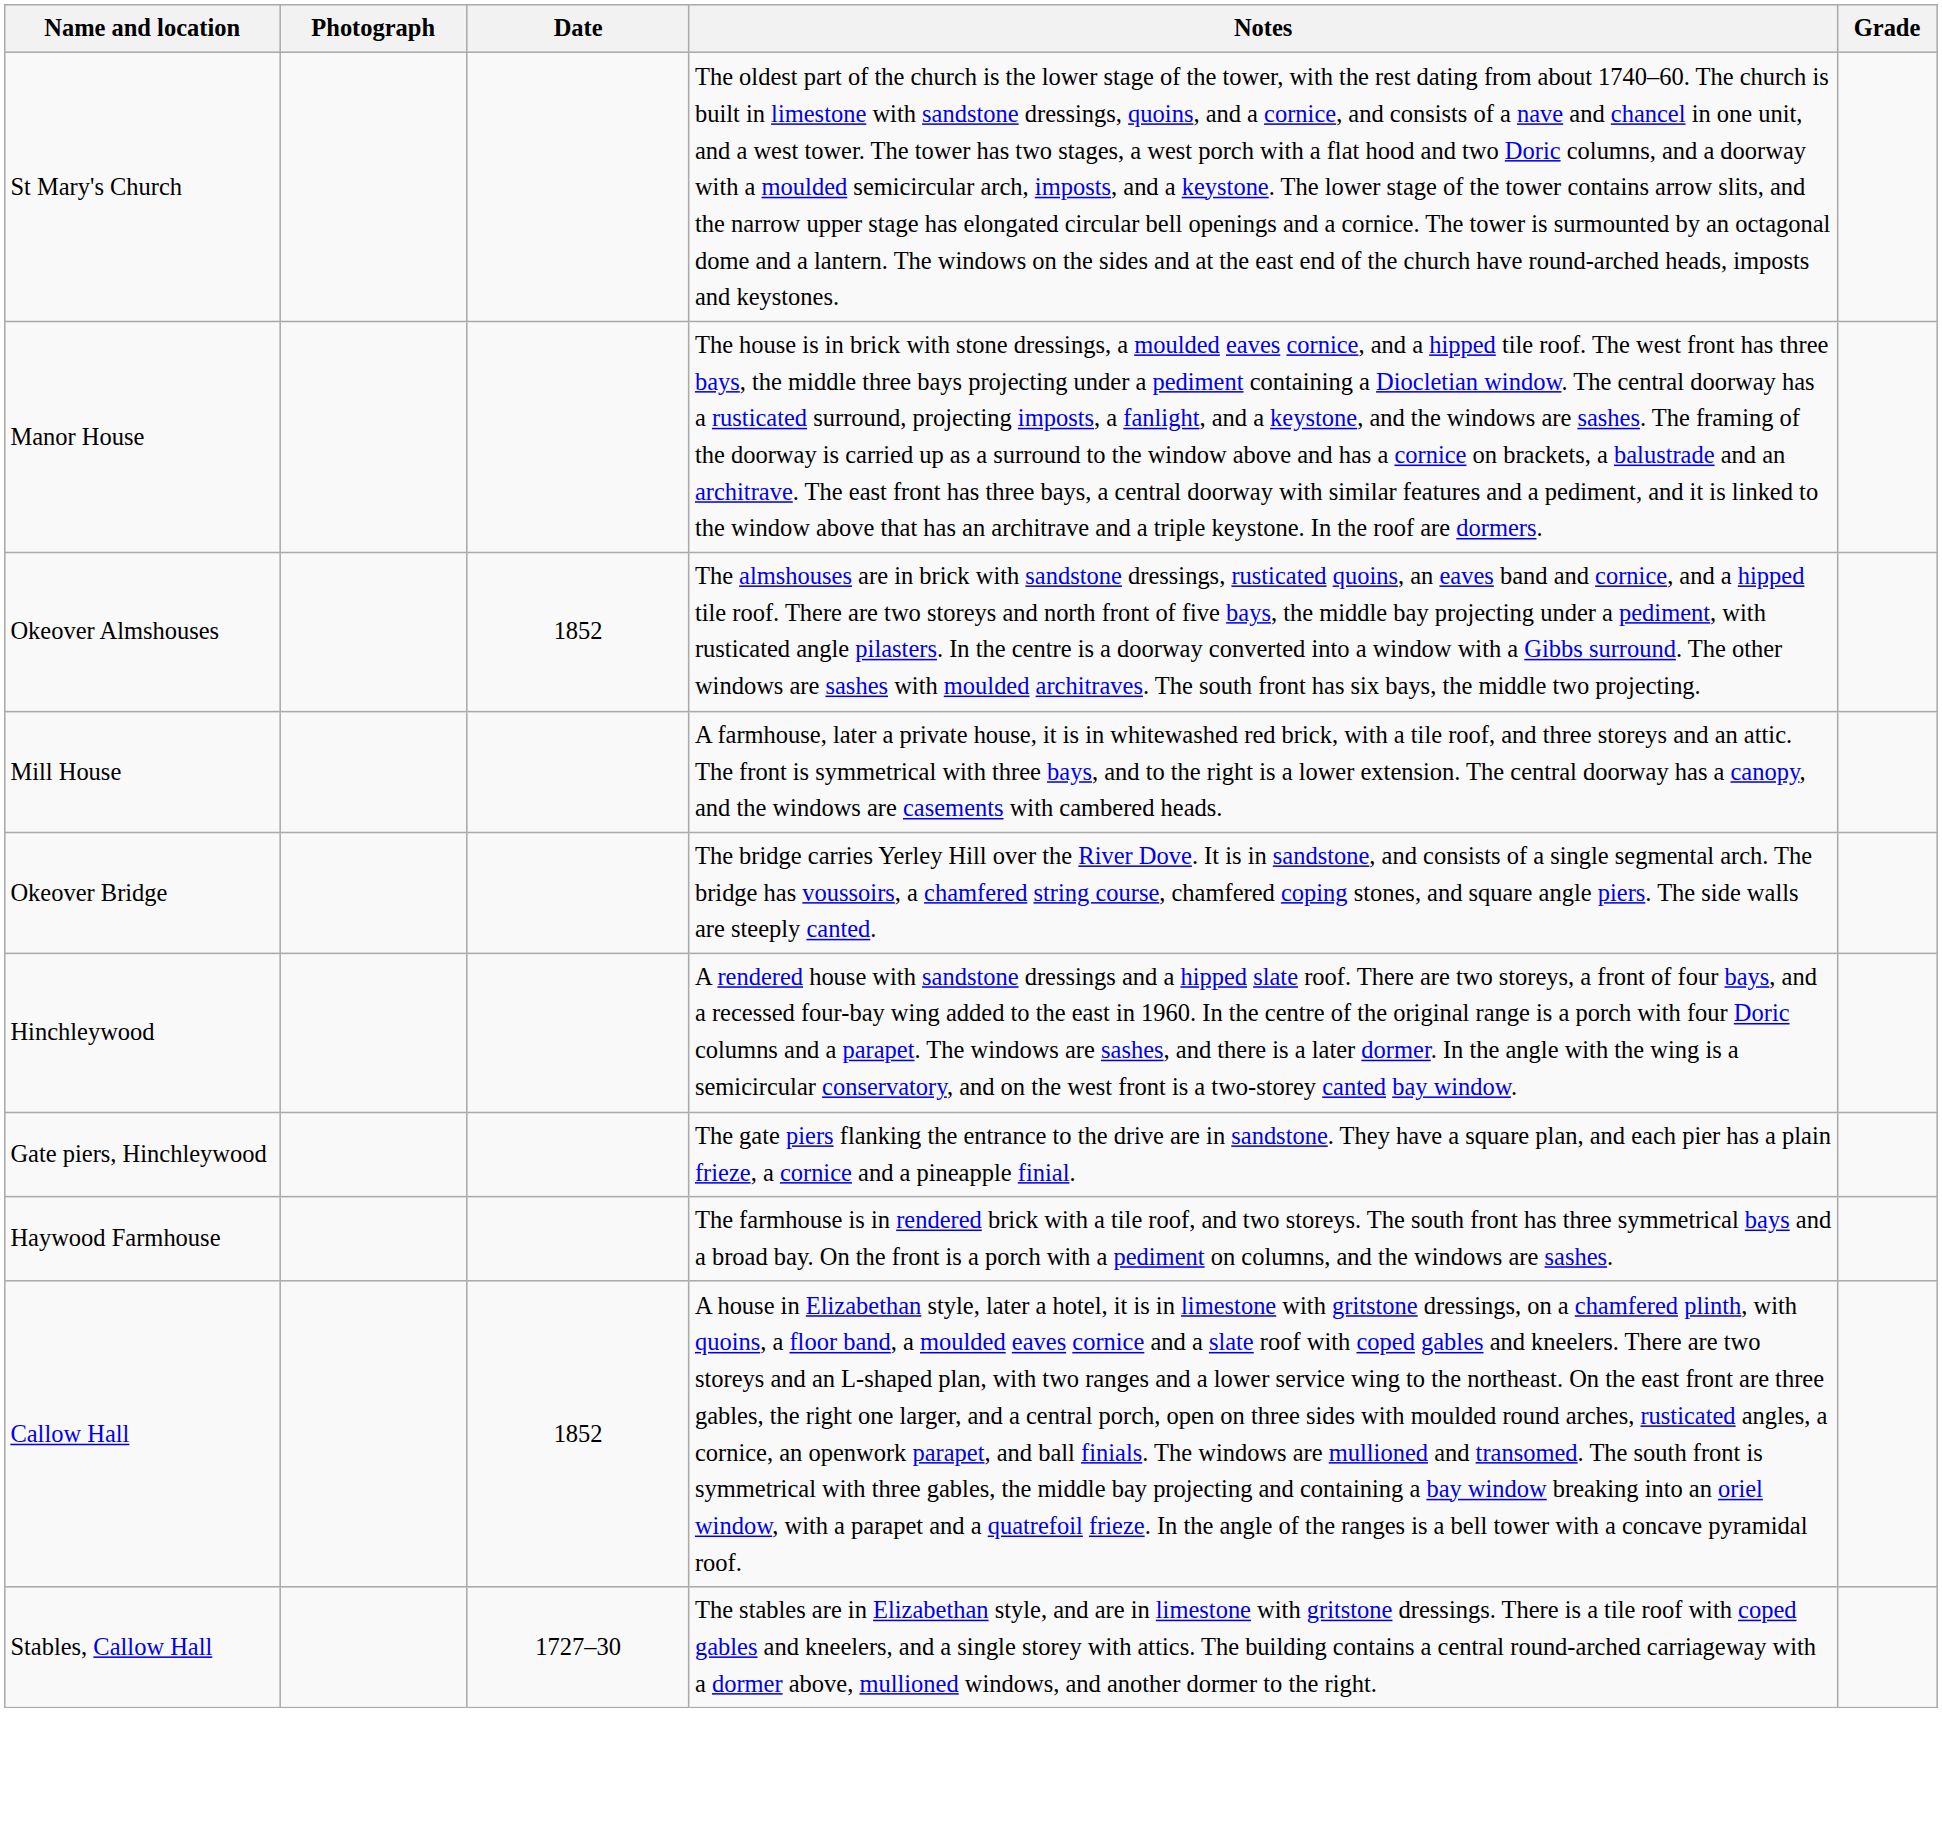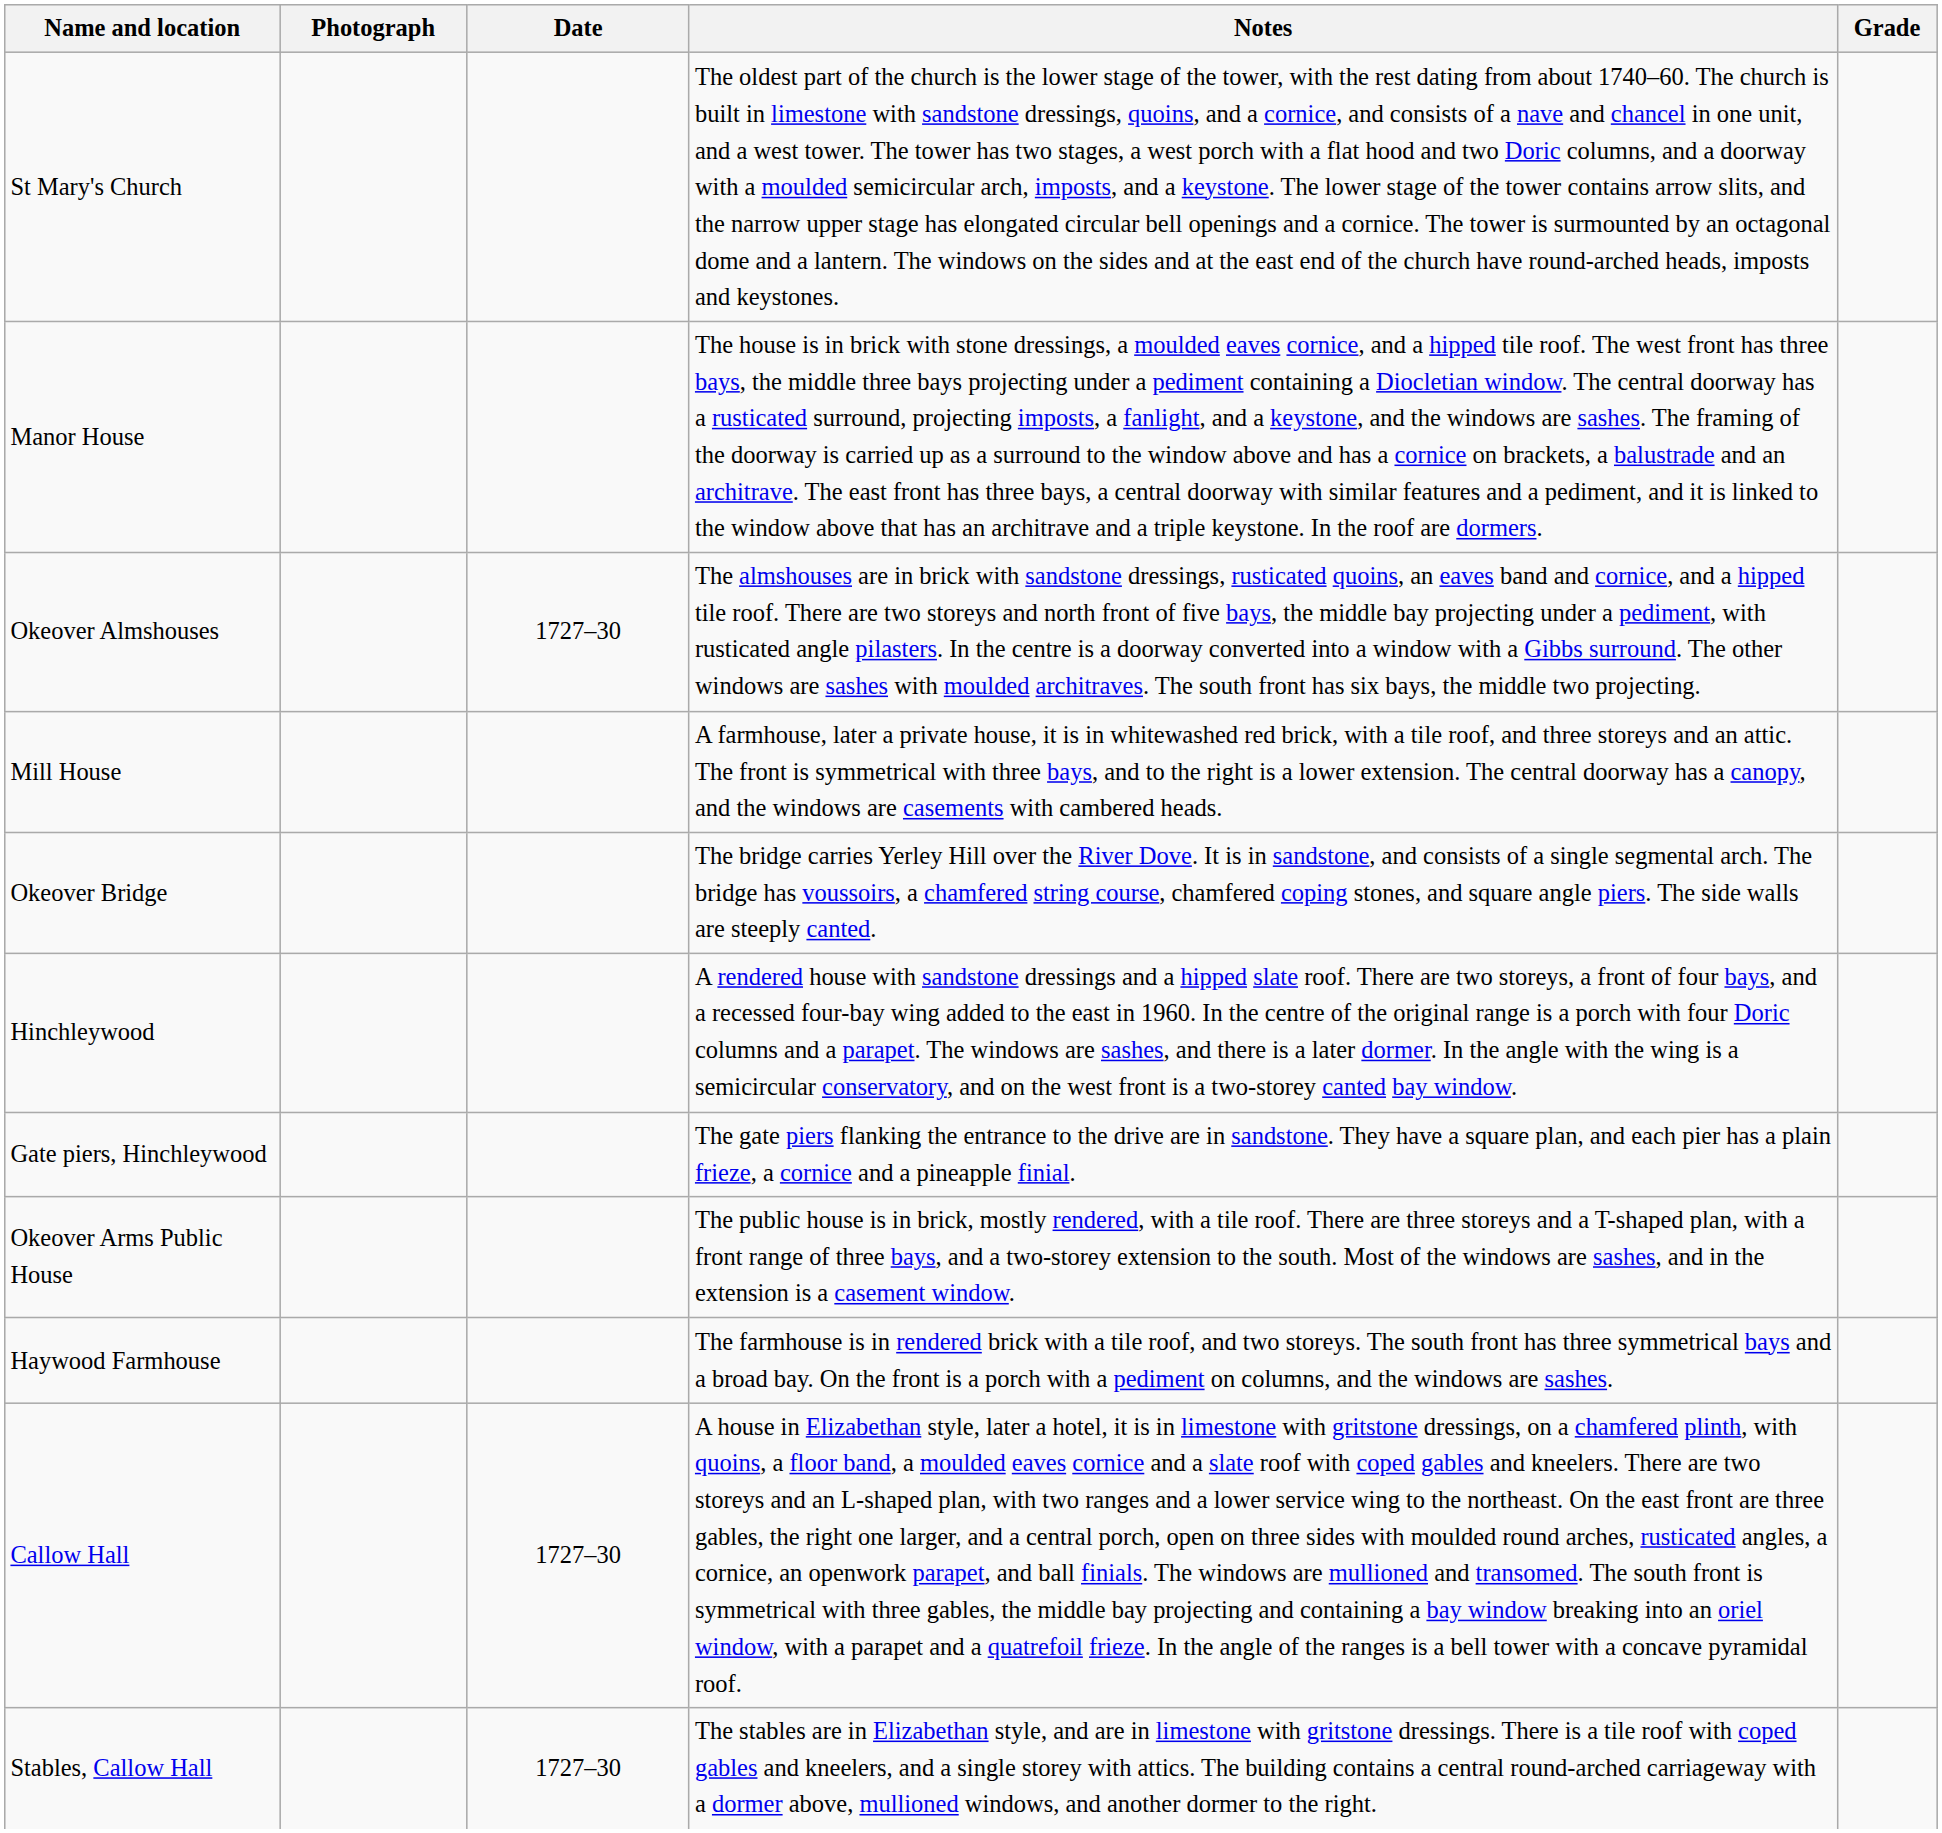(578, 631) 1852 -> (578, 631) 1727–30
+ row: (116, 1257)
(578, 1433) 1852 -> (578, 1555) 1727–30
